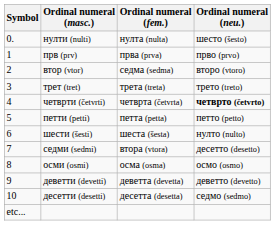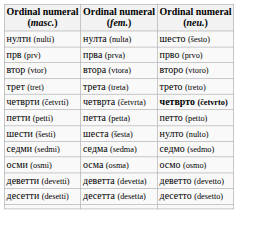- column: (23, 17)
(146, 70) седма (sedma) -> (107, 70) втора (vtora)
(144, 149) втора (vtora) -> (110, 149) седма (sedma)
(228, 149) десетто (desetto) -> (187, 149) седмо (sedmo)
(223, 196) седмо (sedmo) -> (191, 196) десетто (desetto)
